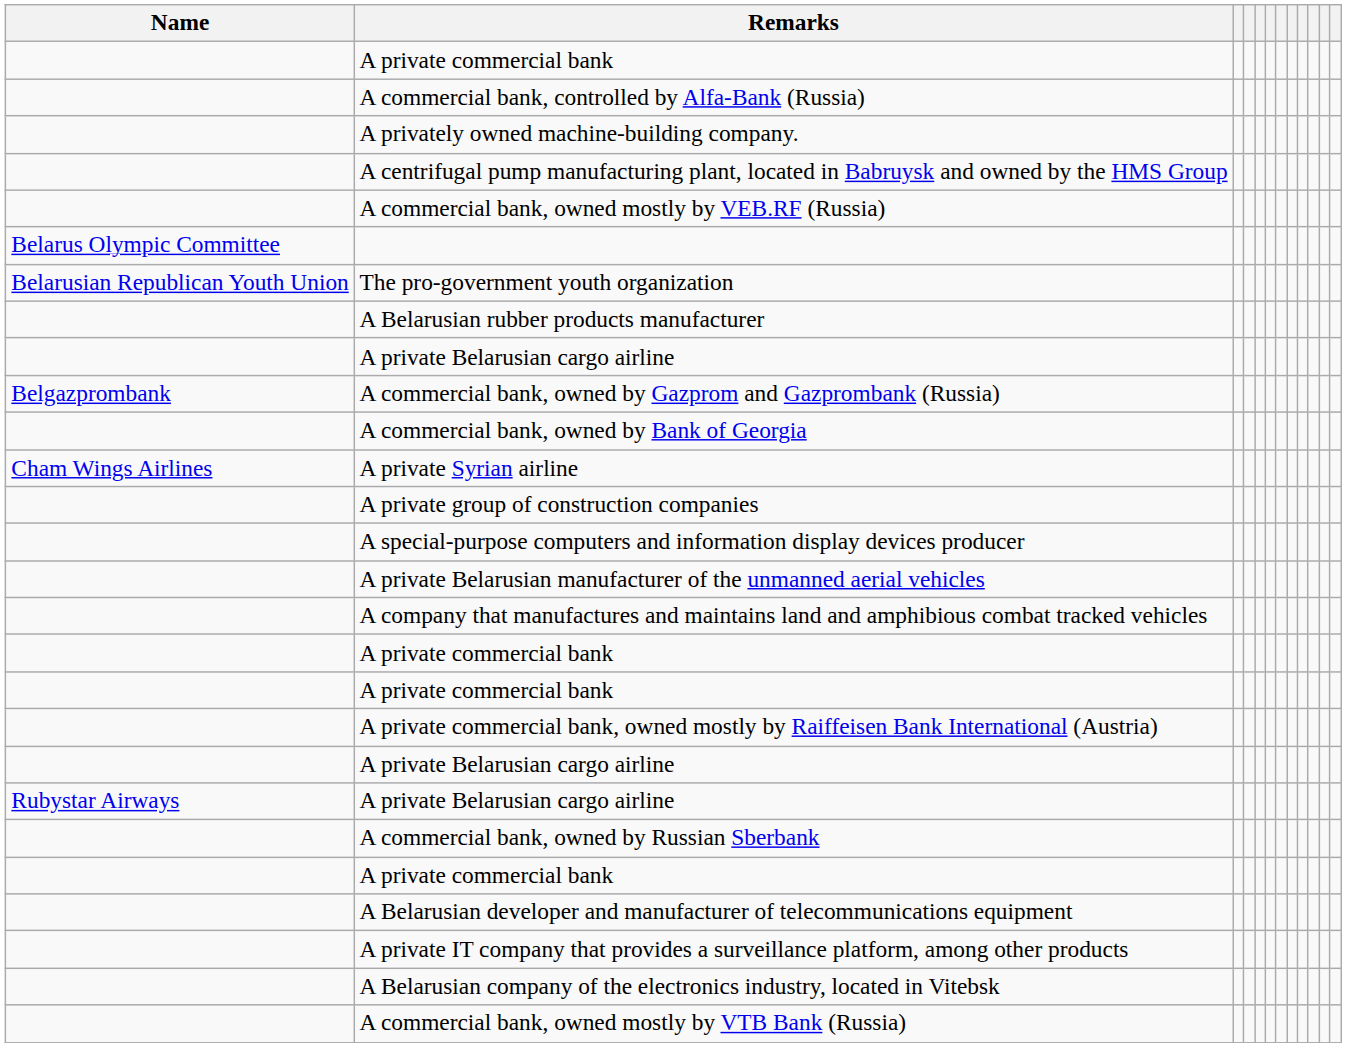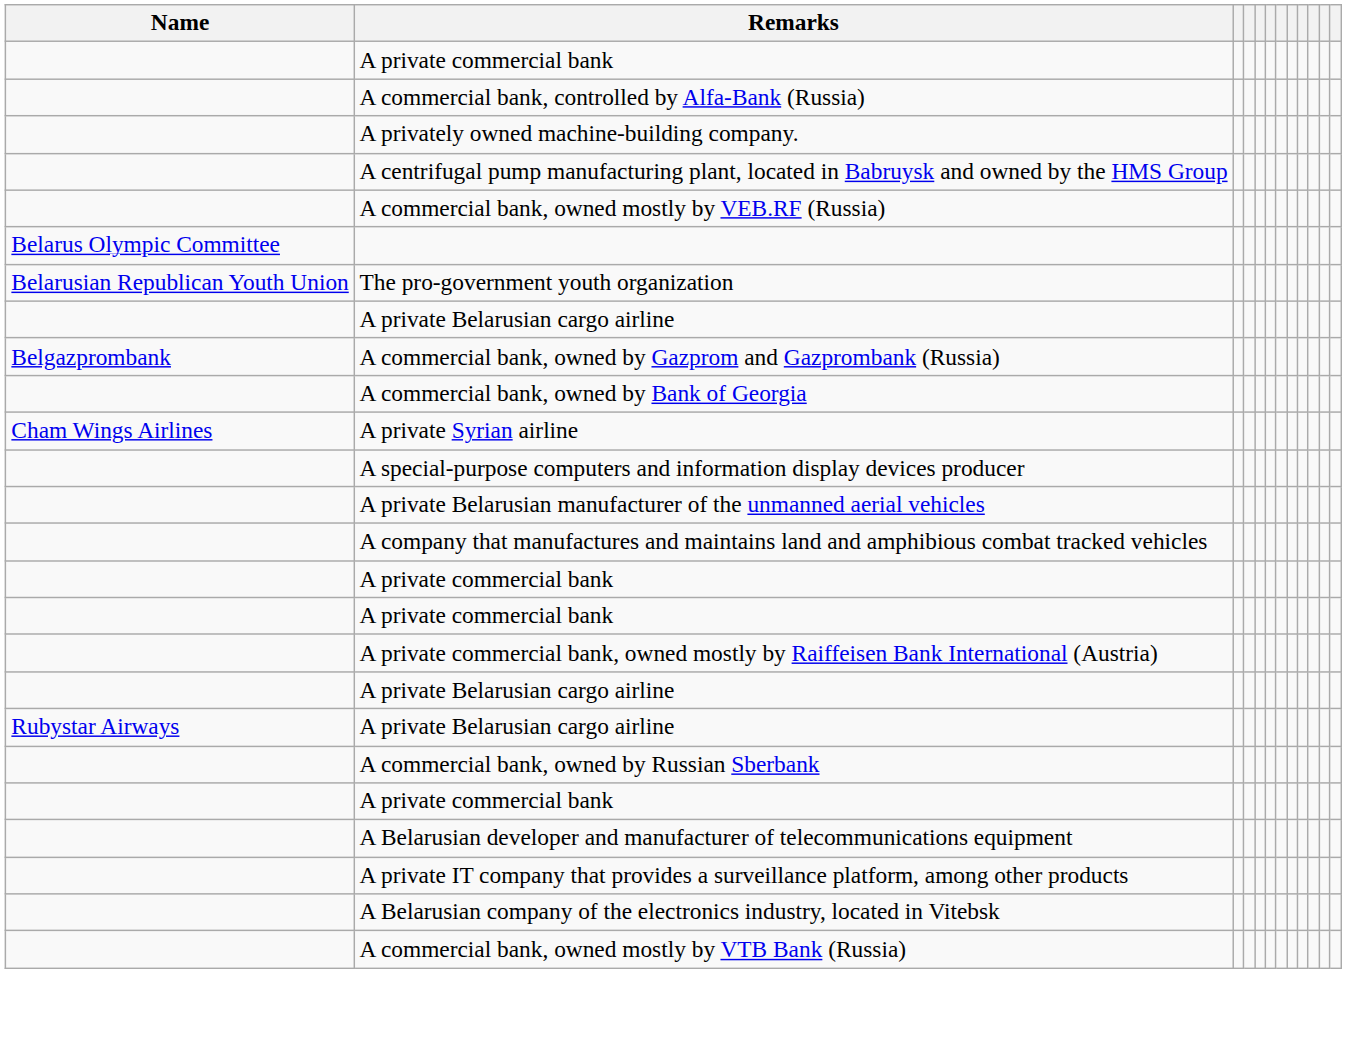- row: (180, 320)
- row: (180, 505)
